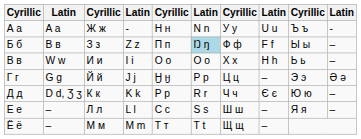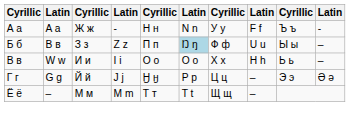(270, 28) U u -> (256, 28) F f
(268, 45) F f -> (258, 45) U u
- row: (15, 93)
- row: (14, 110)
